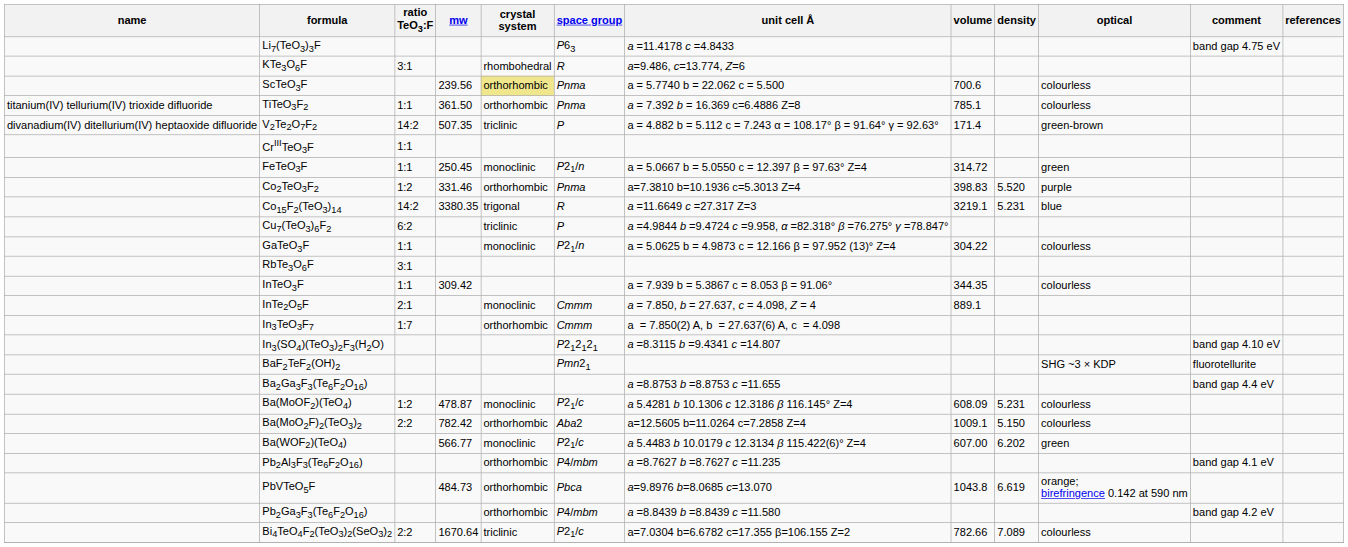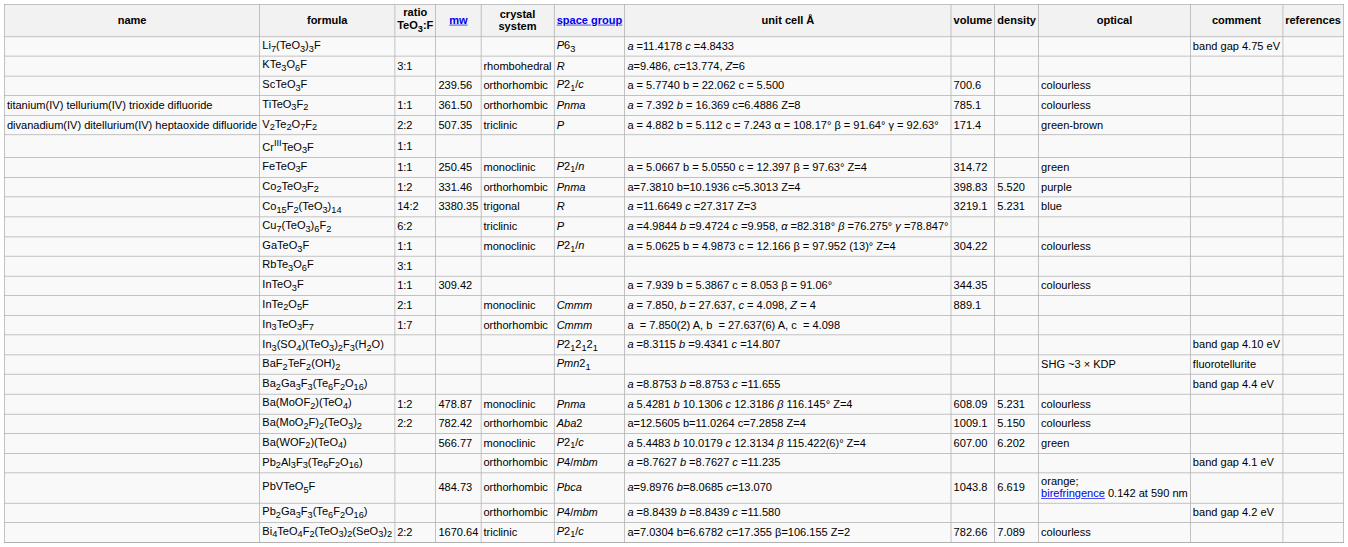(516, 85) khaki background -> (516, 85) no background
(571, 85) Pnma -> (570, 86) P21/c
(408, 125) 14:2 -> (405, 125) 2:2
(570, 404) P21/c -> (571, 404) Pnma
